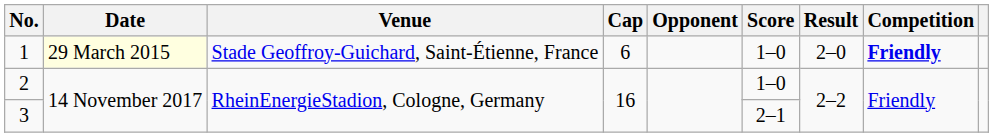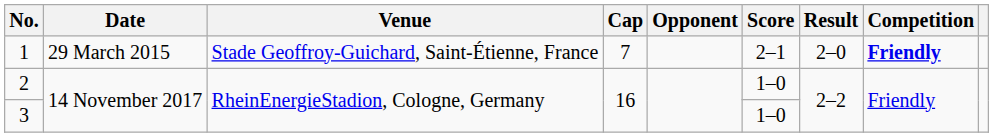(109, 52) lightyellow background -> (109, 52) no background
(625, 52) 6 -> (625, 52) 7
(771, 52) 1–0 -> (771, 52) 2–1
(771, 115) 2–1 -> (771, 115) 1–0
